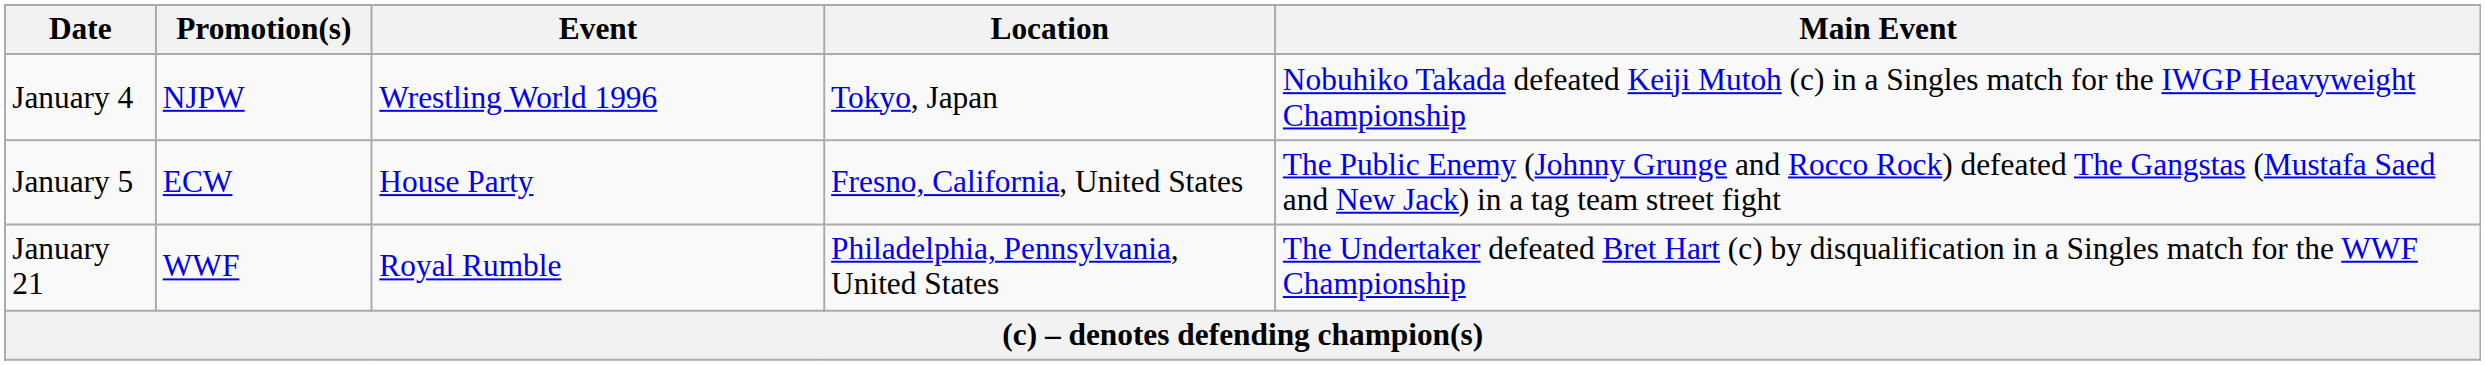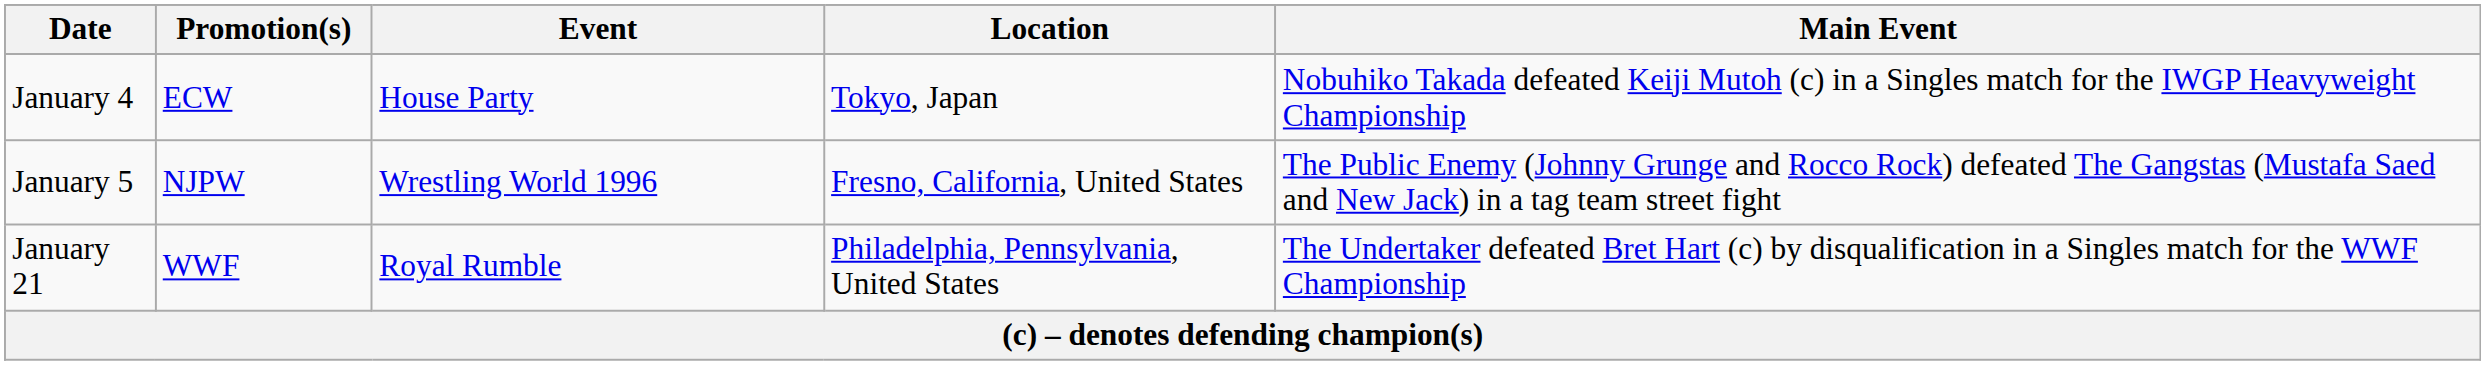(204, 96) NJPW -> (198, 96) ECW
(518, 96) Wrestling World 1996 -> (456, 96) House Party
(198, 181) ECW -> (204, 181) NJPW
(456, 181) House Party -> (518, 181) Wrestling World 1996
